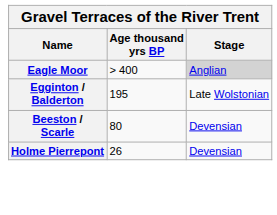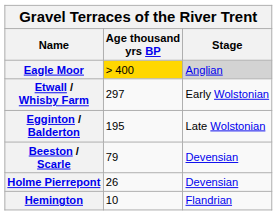(124, 70) no background -> (120, 70) gold background
+ row: (54, 94)
(116, 126) 80 -> (112, 157) 79
+ row: (54, 201)
